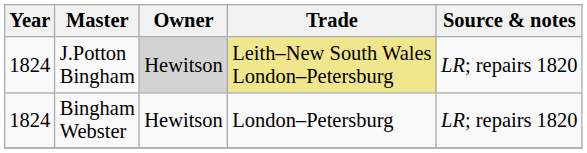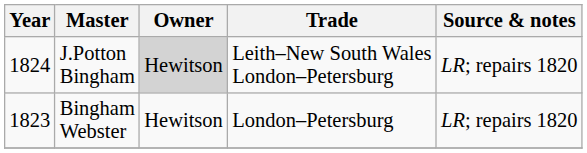(332, 64) khaki background -> (332, 64) no background
(30, 120) 1824 -> (30, 120) 1823
